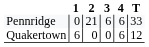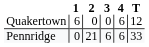rows swapped: (36, 35) <-> (31, 21)
